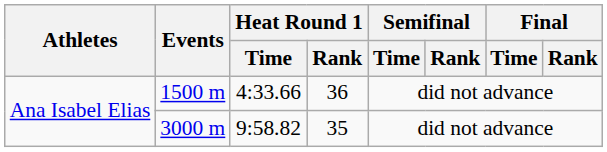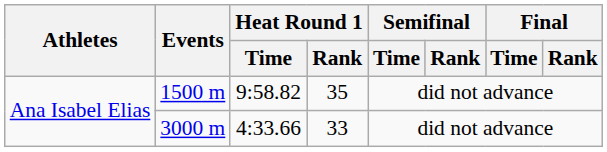(268, 93) 4:33.66 -> (268, 93) 9:58.82
(337, 93) 36 -> (337, 93) 35
(268, 128) 9:58.82 -> (268, 128) 4:33.66
(337, 128) 35 -> (337, 128) 33
